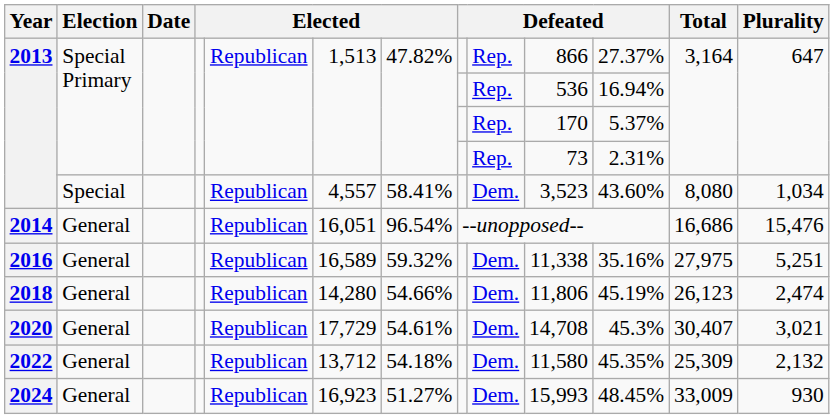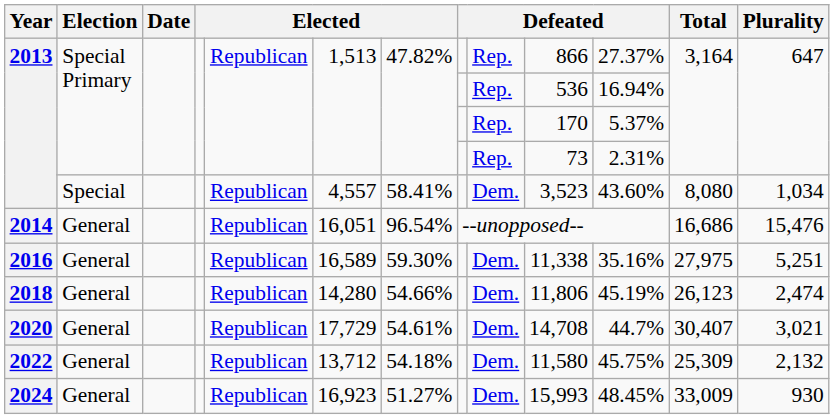(419, 259) 59.32% -> (419, 259) 59.30%
(636, 327) 45.3% -> (636, 327) 44.7%
(631, 361) 45.35% -> (631, 361) 45.75%
